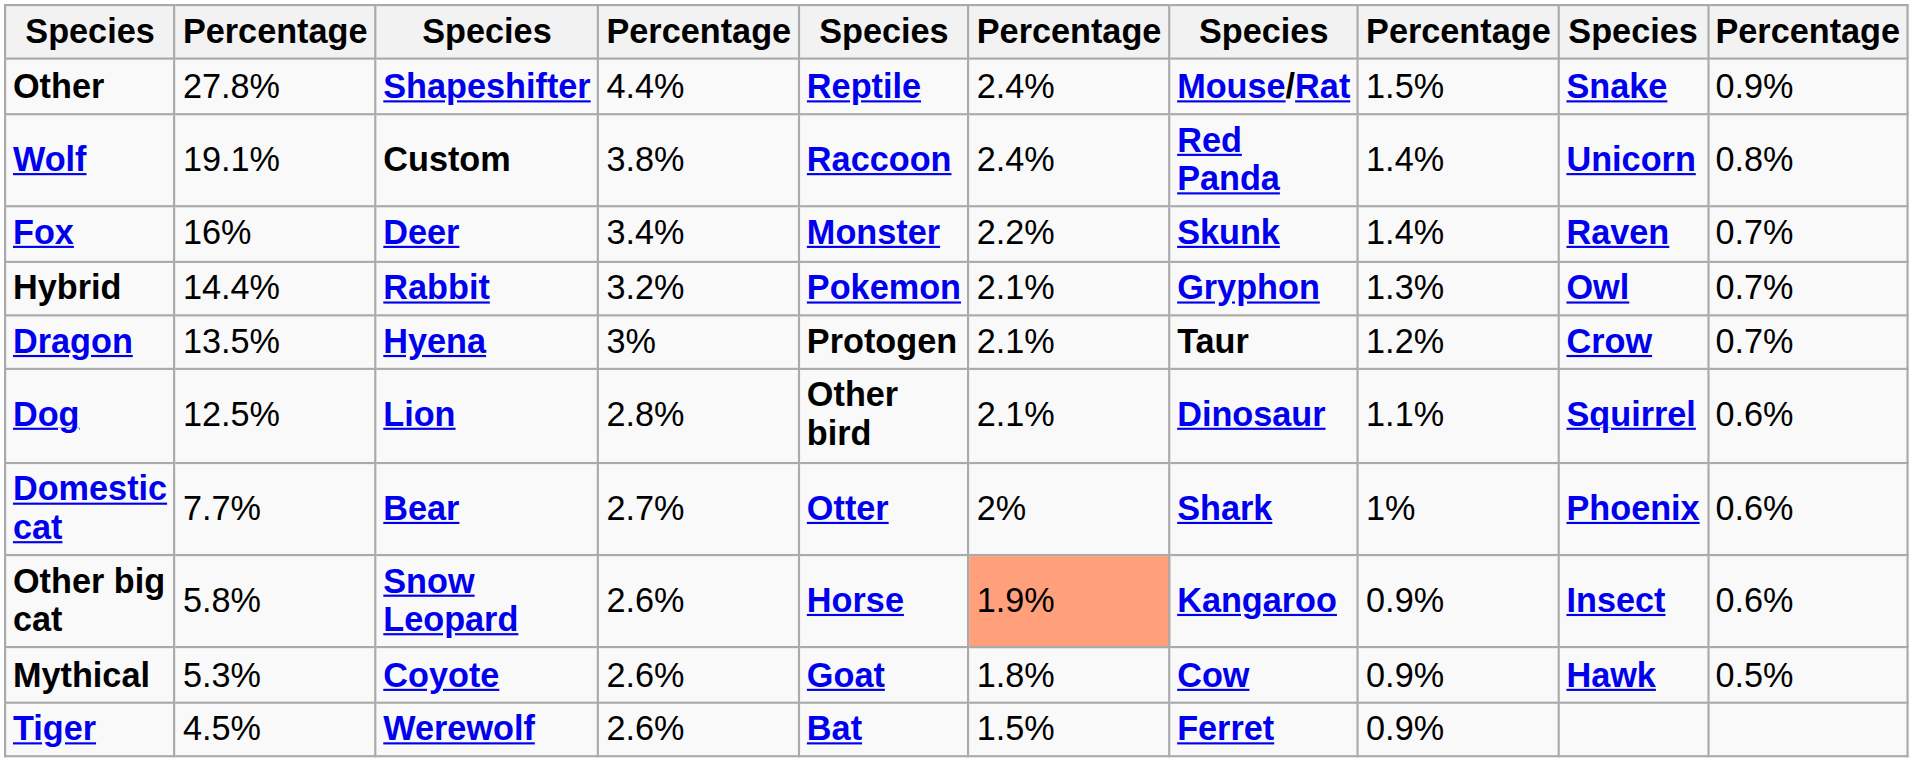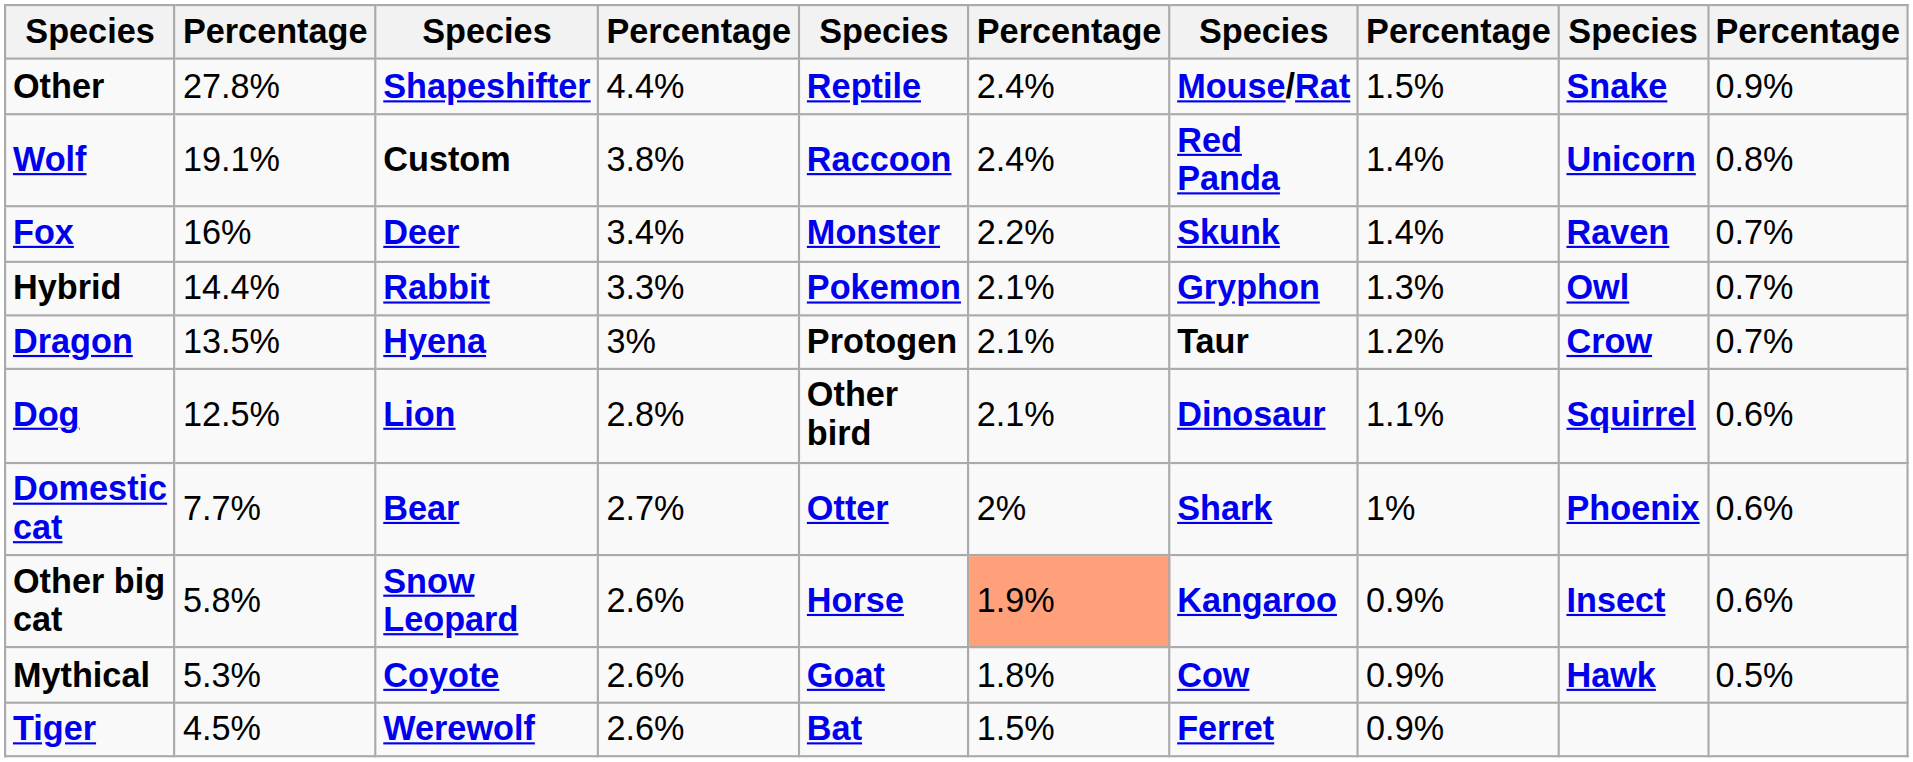(645, 287) 3.2% -> (645, 287) 3.3%
